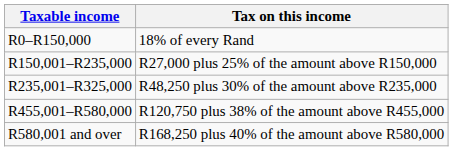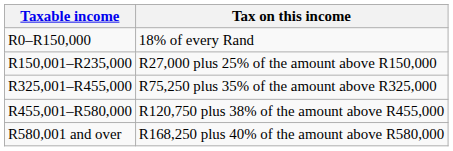- row: (70, 87)
+ row: (70, 87)
